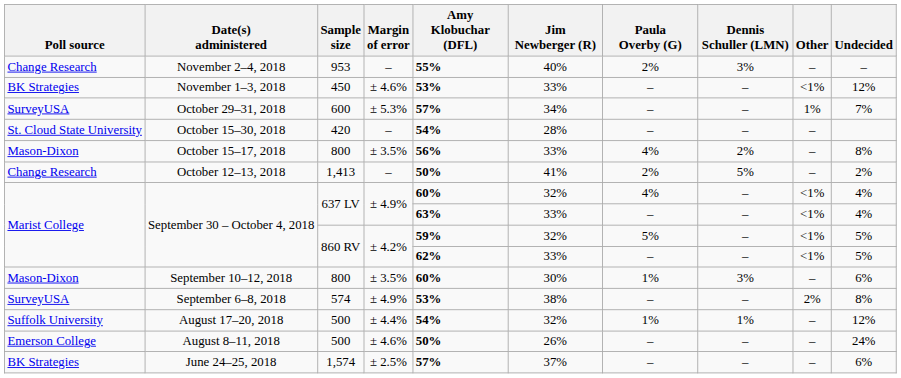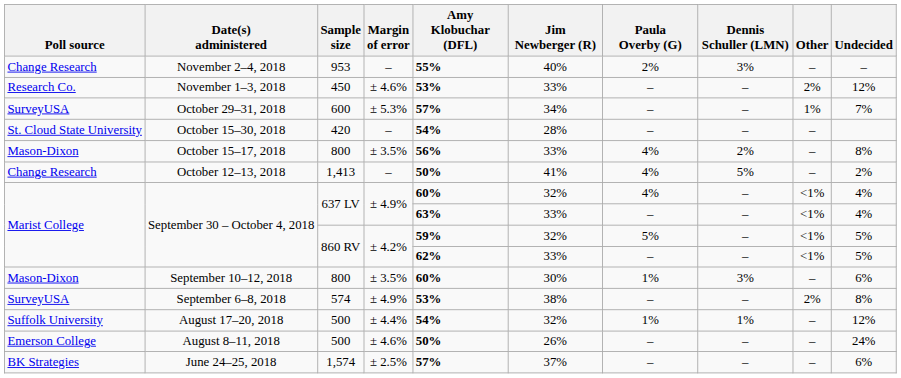(43, 87) BK Strategies -> (42, 87) Research Co.
(812, 87) <1% -> (812, 87) 2%
(650, 172) 2% -> (650, 172) 4%
